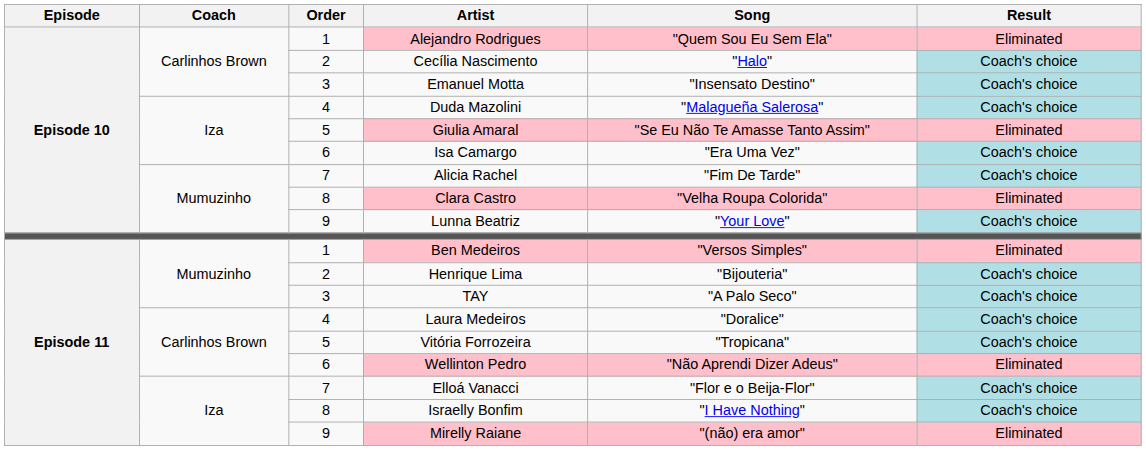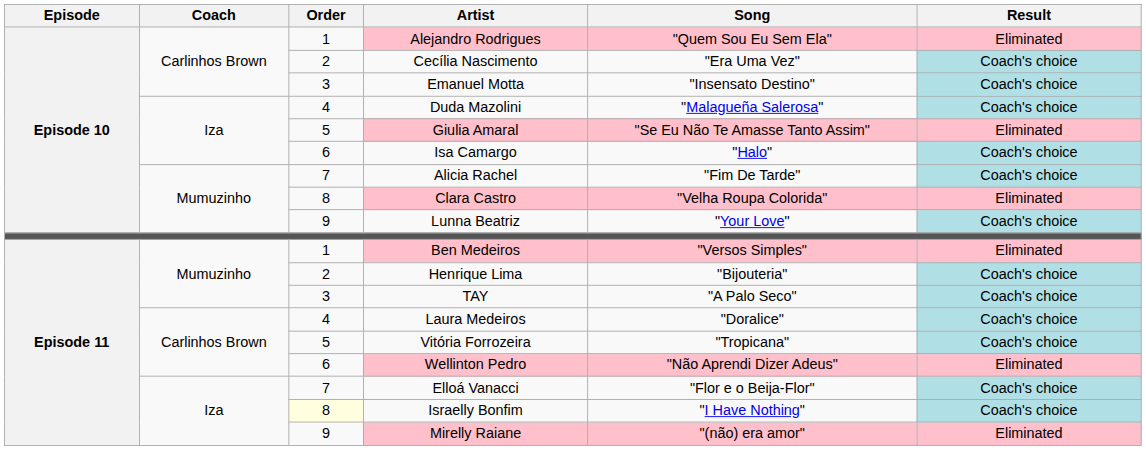(752, 61) "Halo" -> (752, 61) "Era Uma Vez"
(752, 152) "Era Uma Vez" -> (752, 152) "Halo"
(326, 410) no background -> (326, 410) lightyellow background
